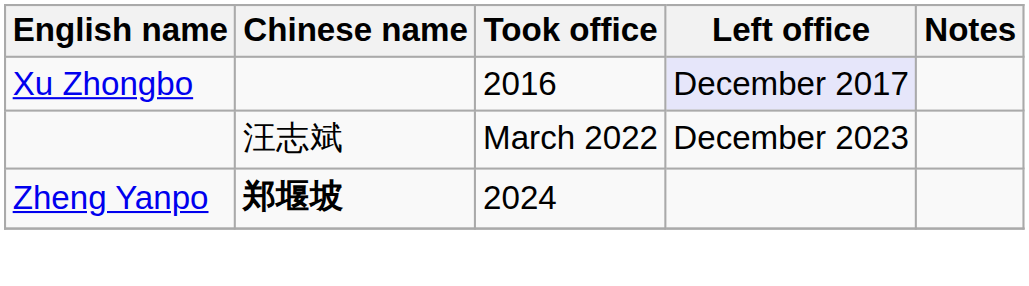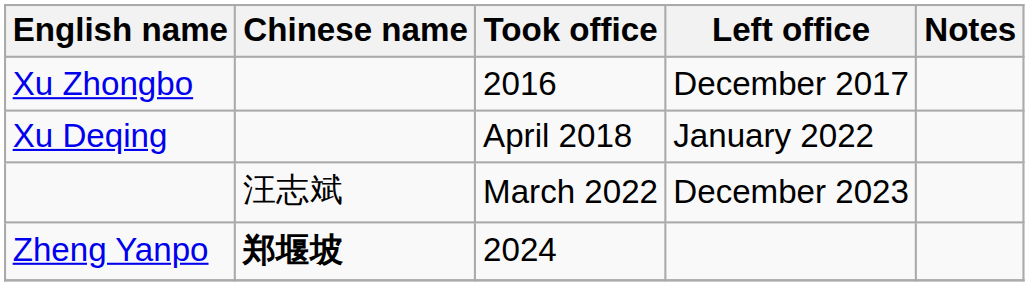(791, 83) lavender background -> (791, 83) no background
+ row: (90, 135)
